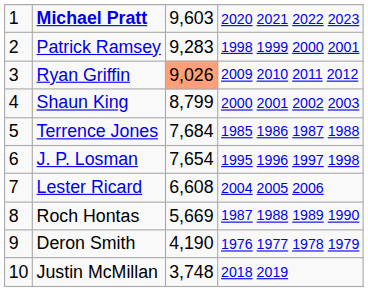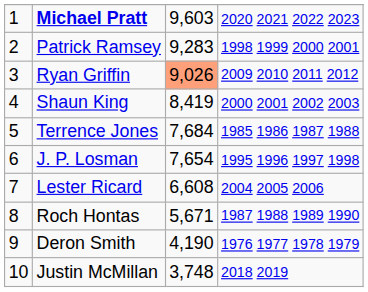(191, 103) 8,799 -> (191, 103) 8,419
(191, 215) 5,669 -> (191, 215) 5,671
